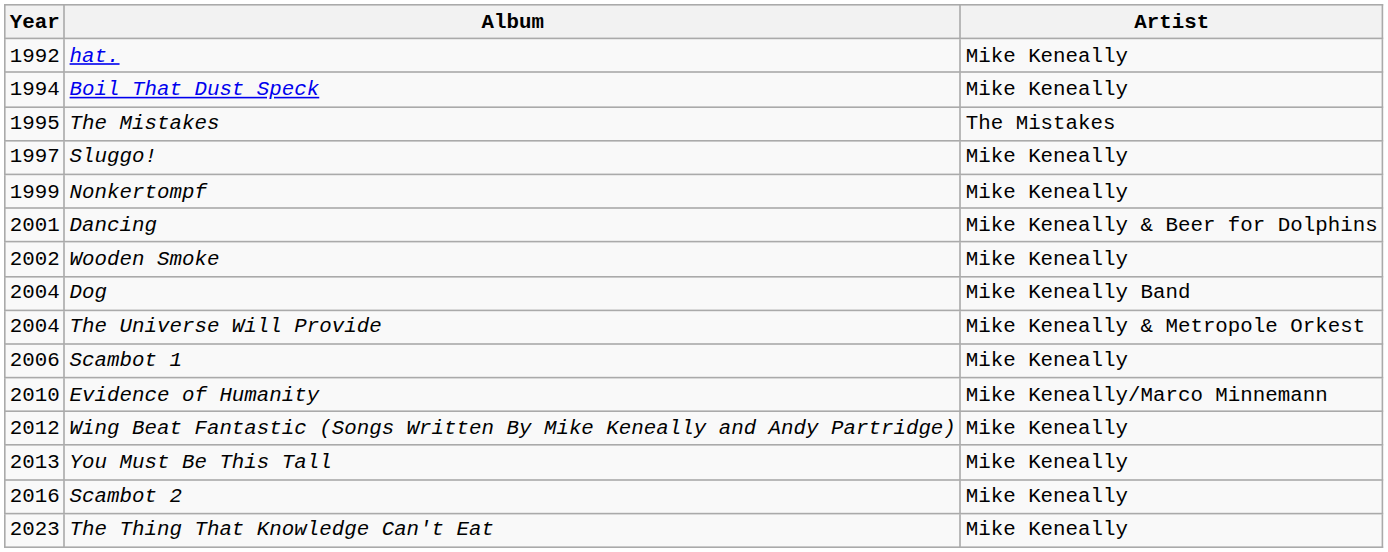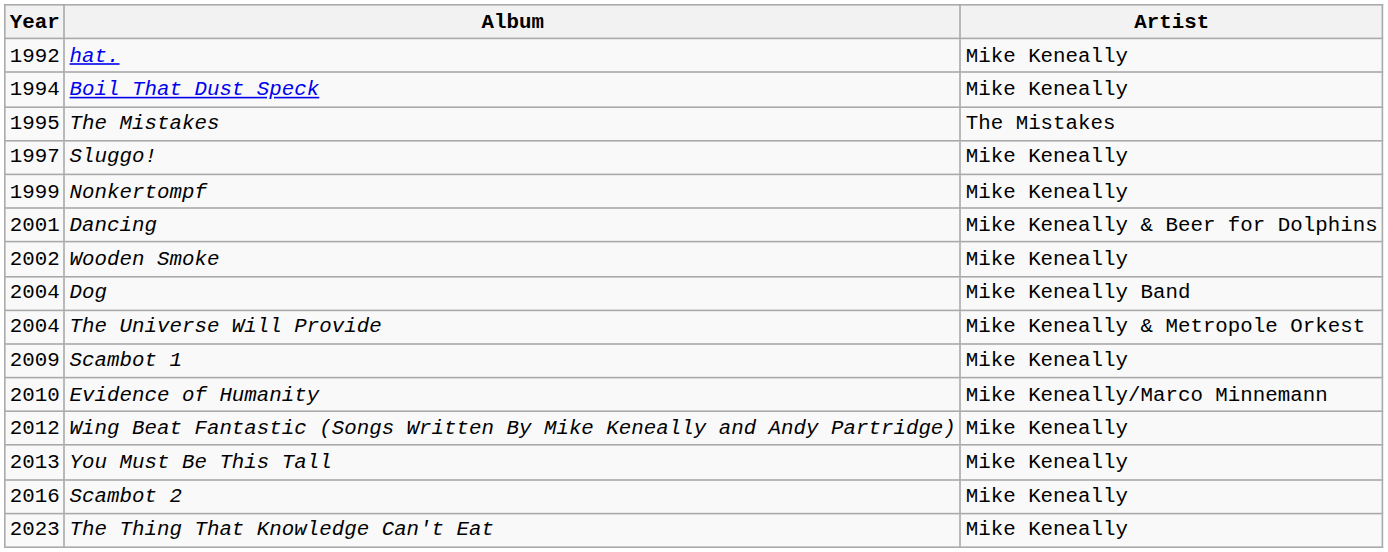(35, 361) 2006 -> (35, 361) 2009
